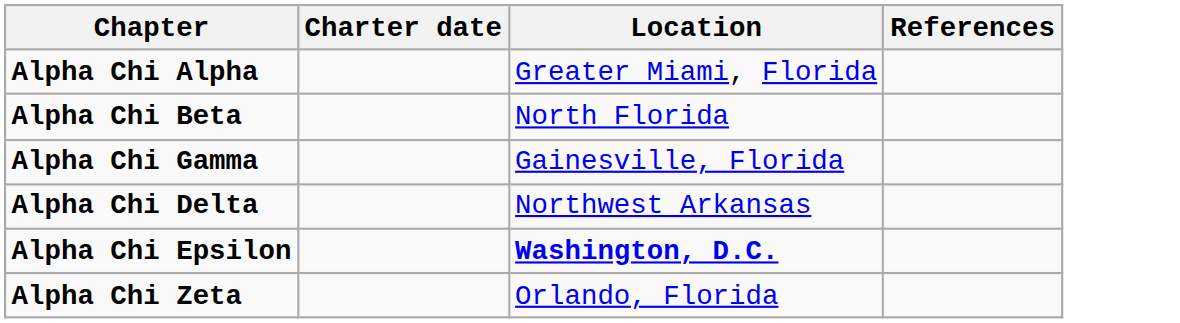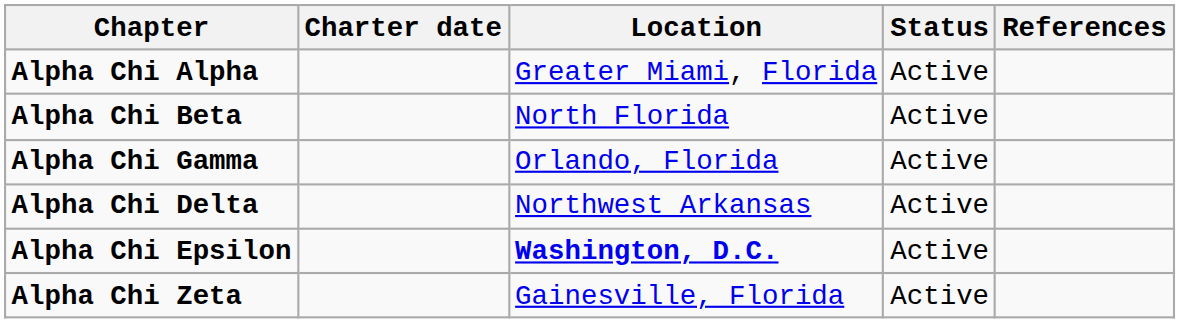+ column: (940, 27)
(680, 162) Gainesville, Florida -> (647, 162) Orlando, Florida
(647, 296) Orlando, Florida -> (680, 296) Gainesville, Florida
